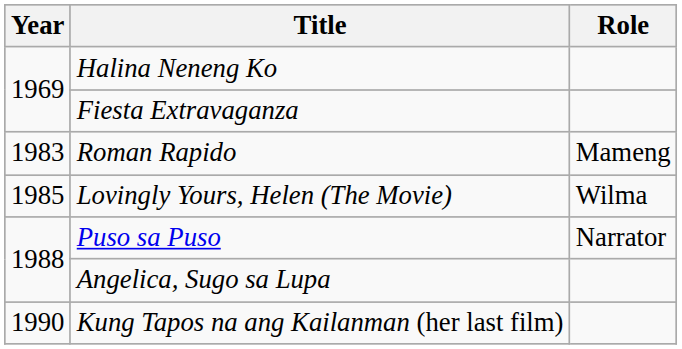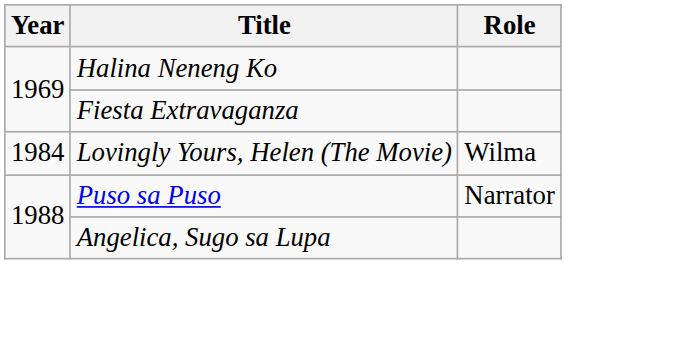- row: (157, 152)
(38, 195) 1985 -> (38, 152) 1984
- row: (320, 322)
